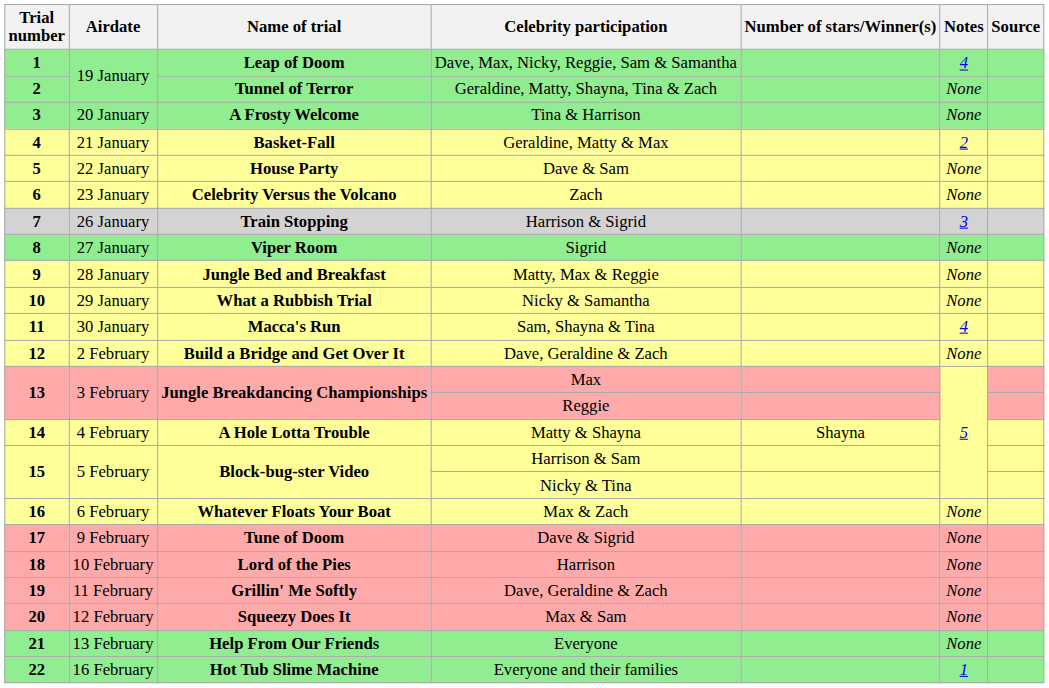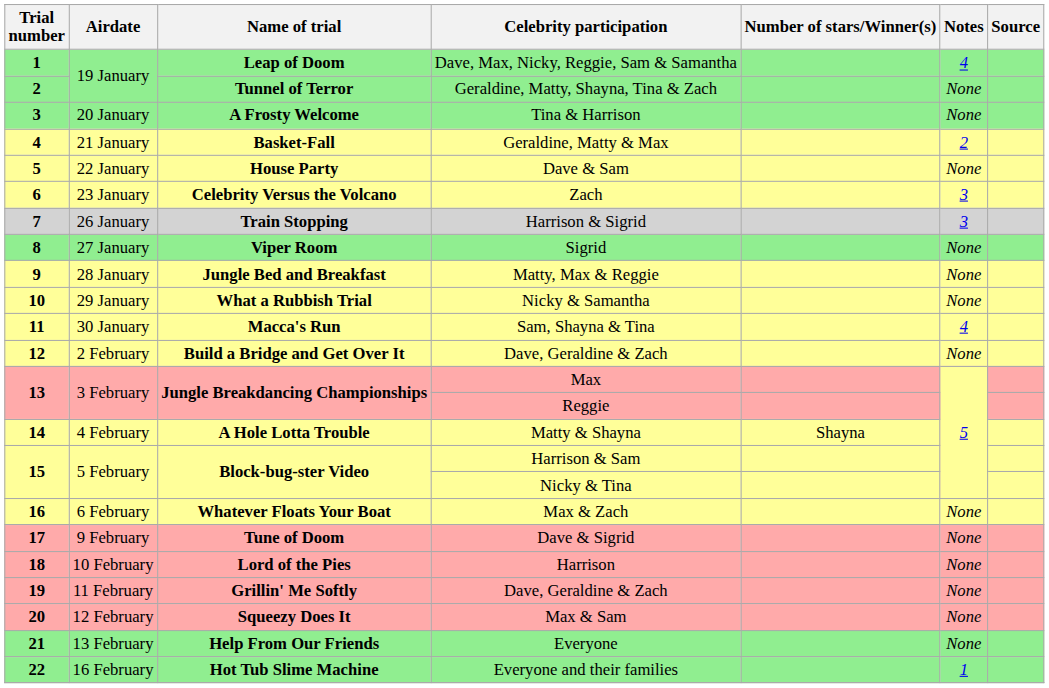(964, 194) None -> (964, 194) 3
